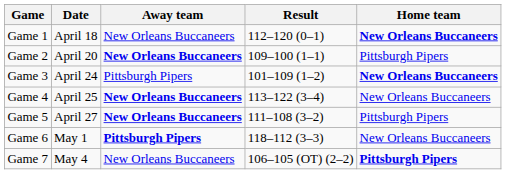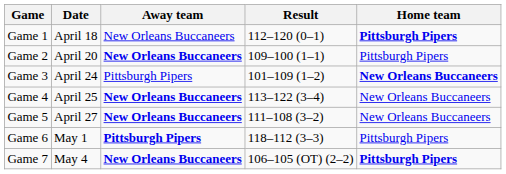(429, 35) New Orleans Buccaneers -> (408, 35) Pittsburgh Pipers
(404, 117) Pittsburgh Pipers -> (425, 117) New Orleans Buccaneers
(425, 138) New Orleans Buccaneers -> (404, 138) Pittsburgh Pipers
(169, 158) normal -> (173, 158) bold
